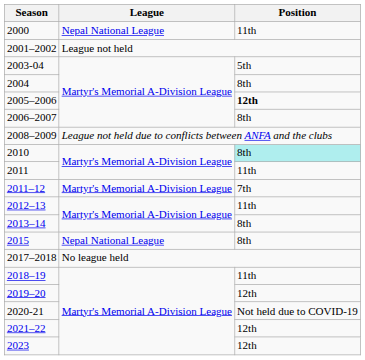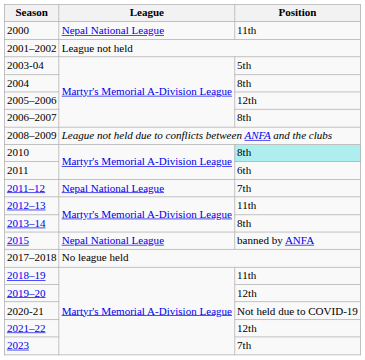(247, 100) bold -> (247, 100) normal
(247, 170) 11th -> (244, 170) 6th
(147, 188) Martyr's Memorial A-Division League -> (113, 188) Nepal National League
(244, 240) 8th -> (276, 240) banned by ANFA
(247, 345) 12th -> (244, 345) 7th
